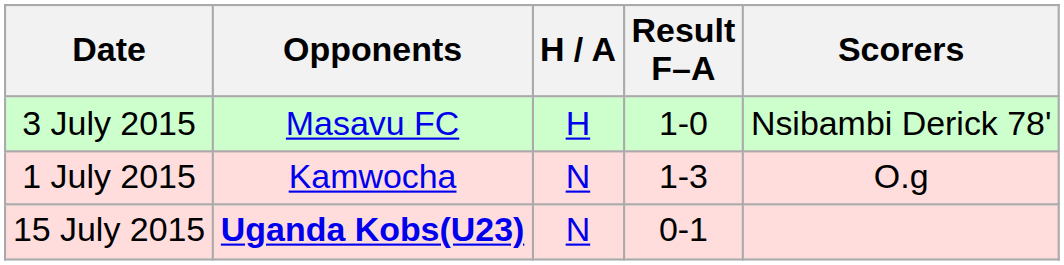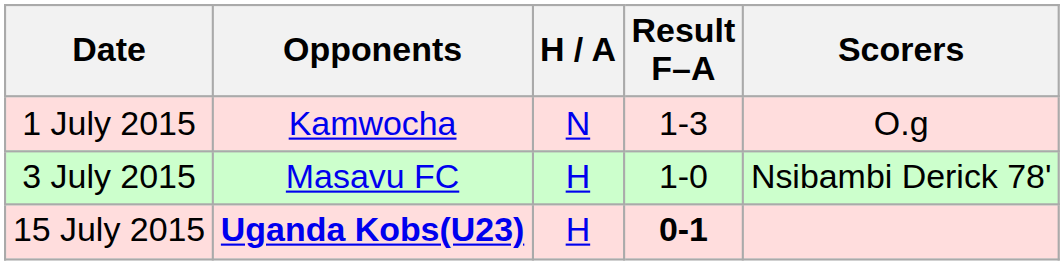rows swapped: (109, 177) <-> (109, 123)
(578, 230) N -> (578, 230) H
(683, 230) normal -> (683, 230) bold
